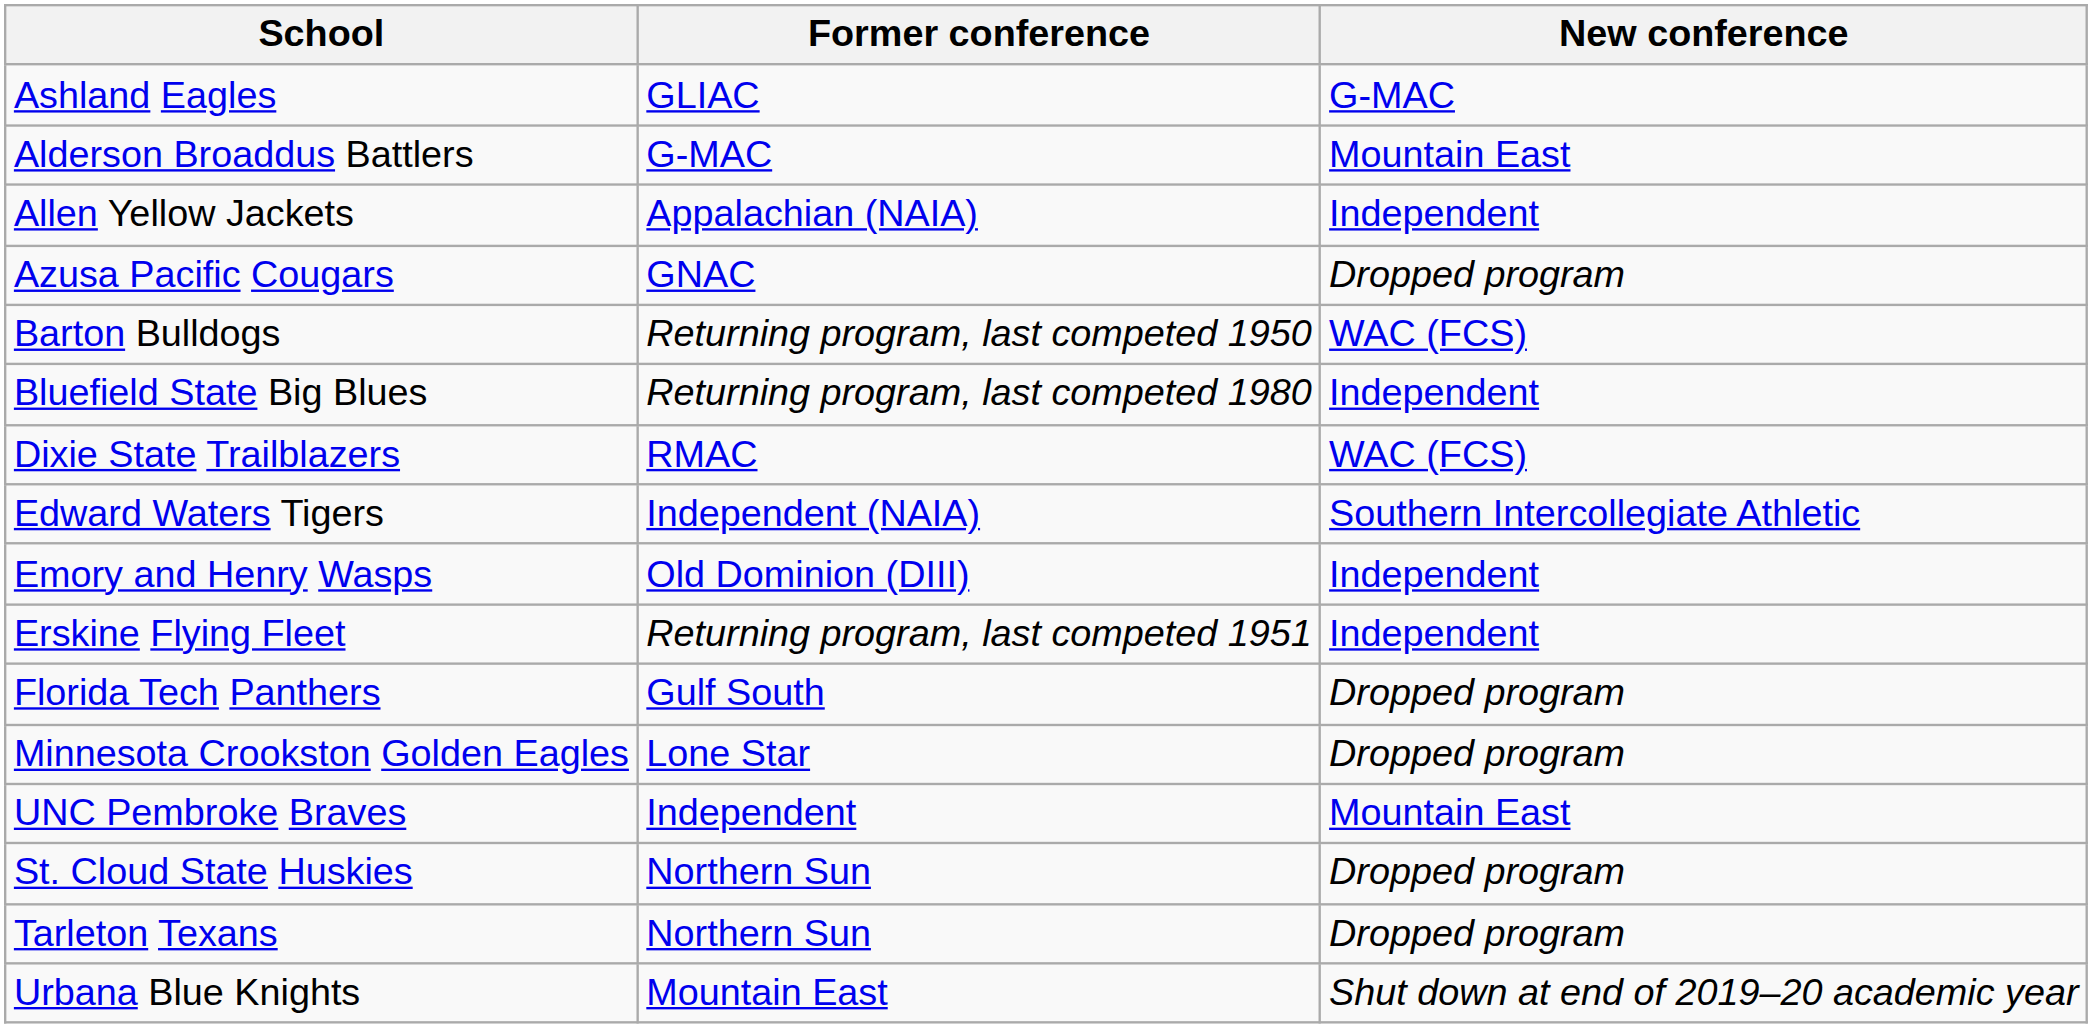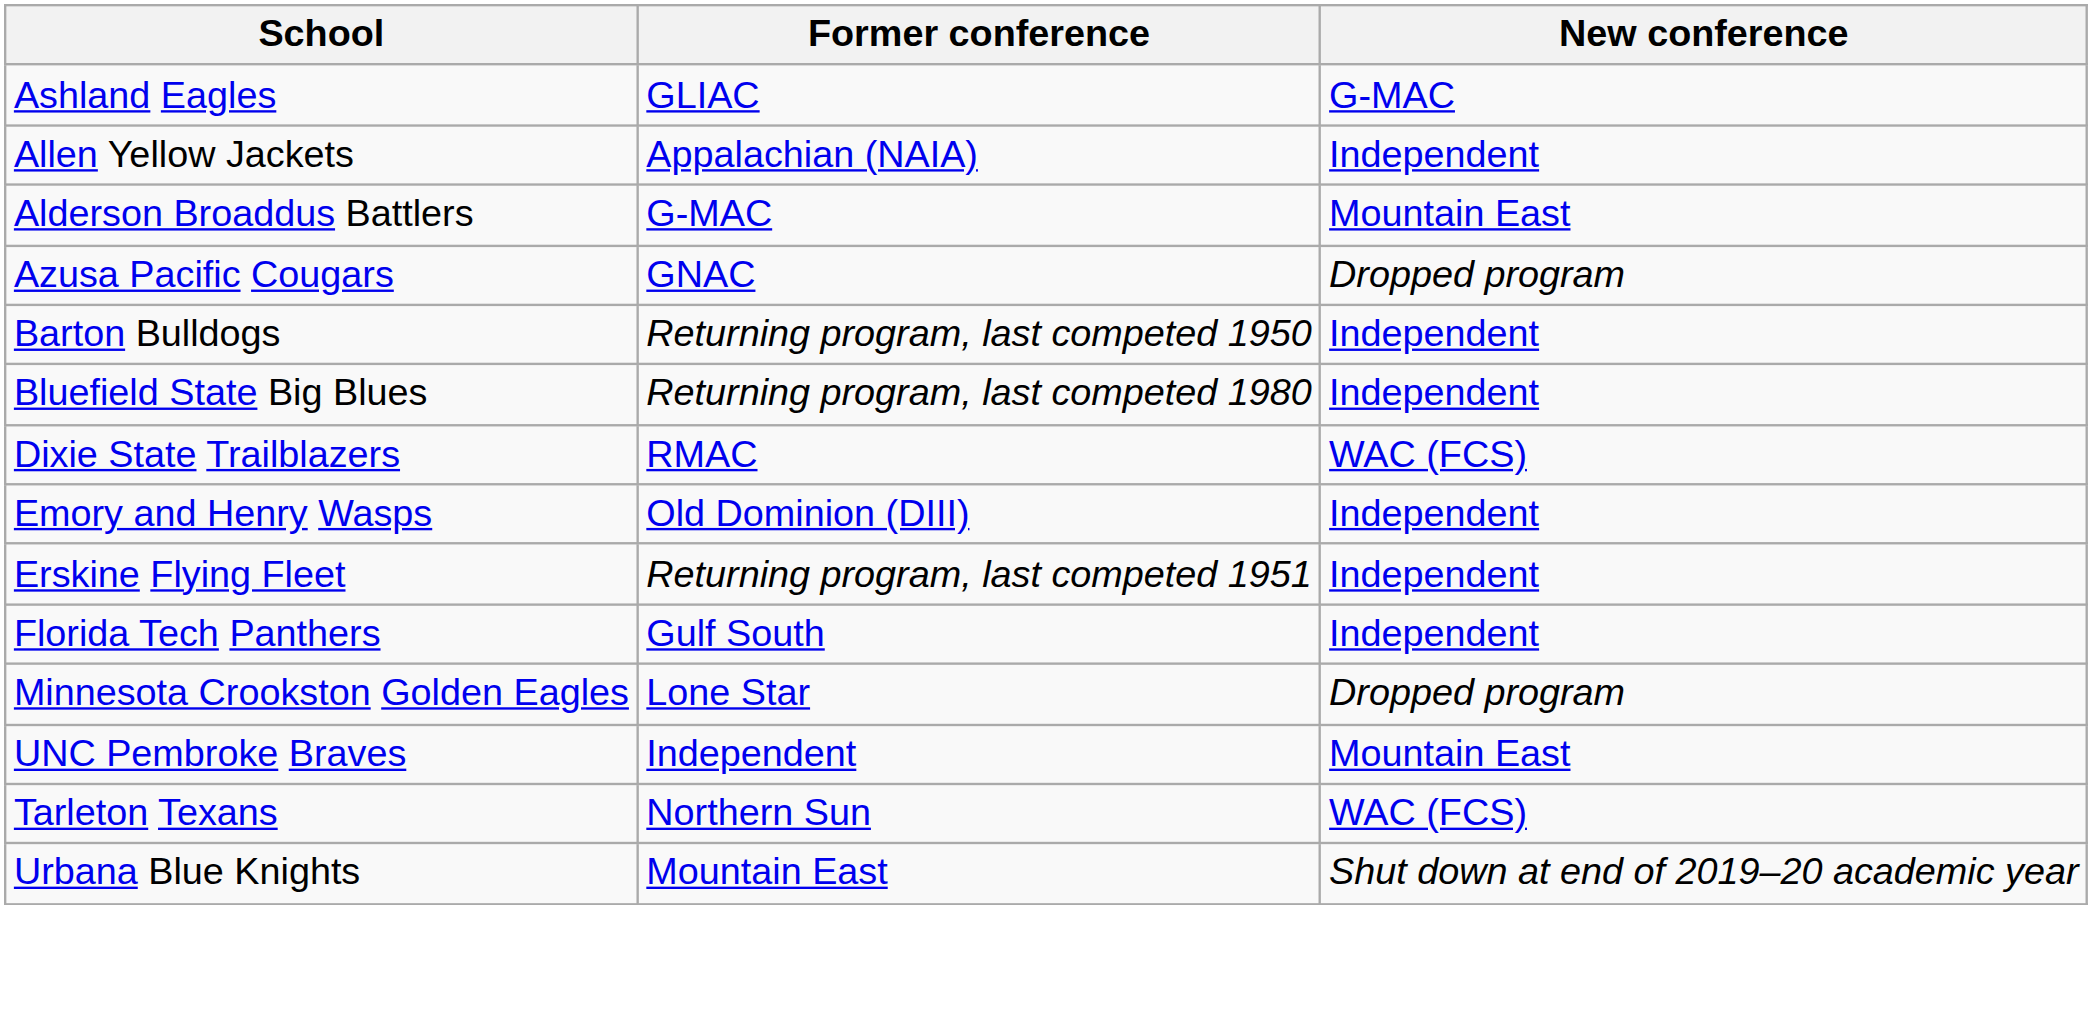rows swapped: (244, 154) <-> (184, 214)
(1428, 333) WAC (FCS) -> (1434, 333) Independent
- row: (199, 513)
(1477, 693) Dropped program -> (1434, 633) Independent
- row: (213, 872)
(1477, 932) Dropped program -> (1428, 812) WAC (FCS)
